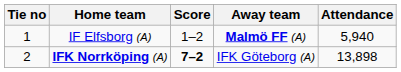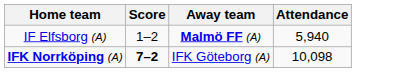- column: (27, 15)
(357, 57) 13,898 -> (312, 57) 10,098
